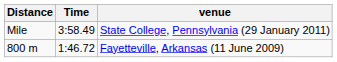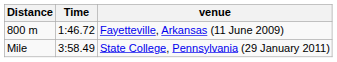rows swapped: (22, 48) <-> (17, 30)
